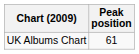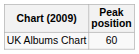(111, 40) 61 -> (111, 40) 60
